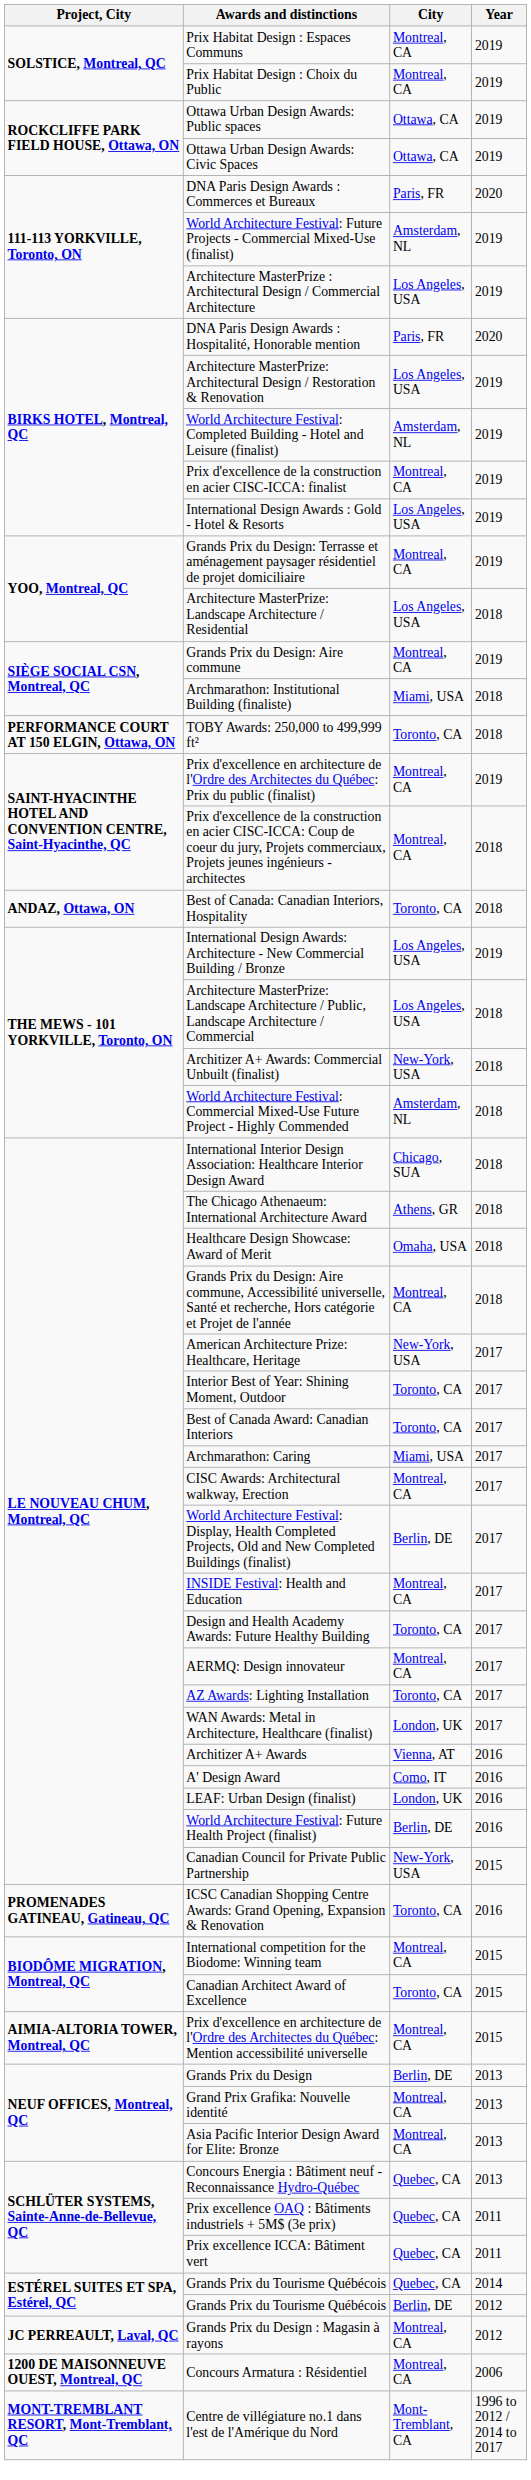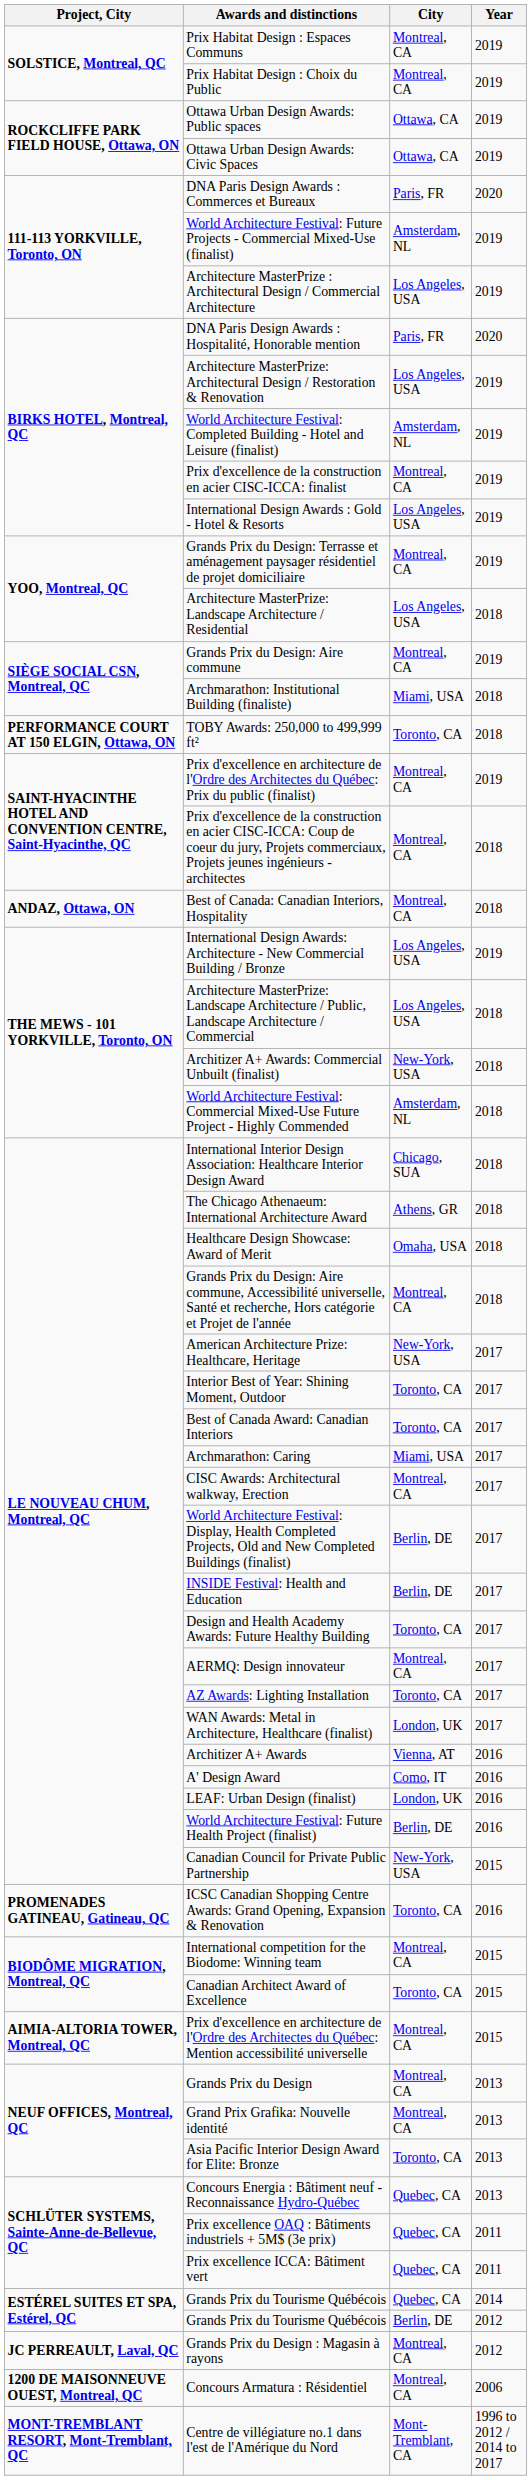(428, 908) Toronto, CA -> (420, 908) Montreal, CA
(420, 1591) Montreal, CA -> (423, 1591) Berlin, DE
(423, 2075) Berlin, DE -> (420, 2083) Montreal, CA
(420, 2142) Montreal, CA -> (428, 2157) Toronto, CA
